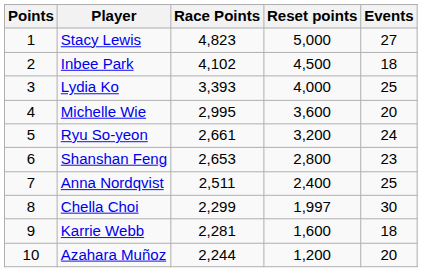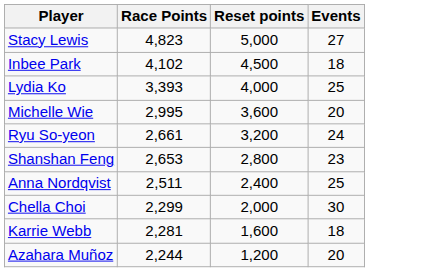- column: (31, 16)
(312, 207) 1,997 -> (259, 207) 2,000
